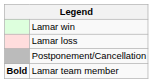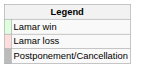- row: (75, 71)
